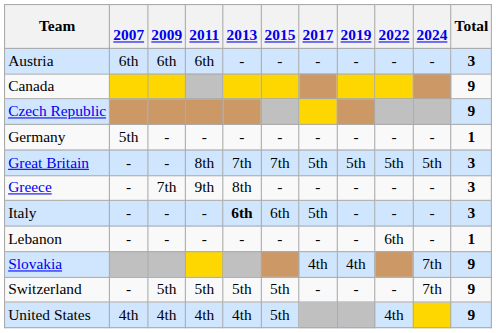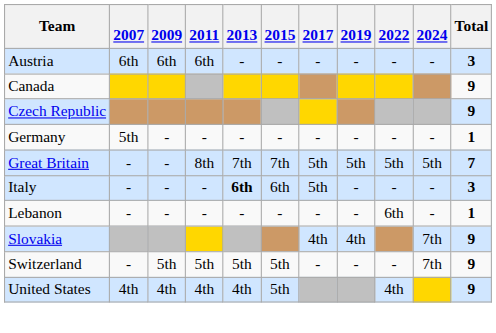(471, 162) 3 -> (471, 162) 7
- row: (30, 188)
